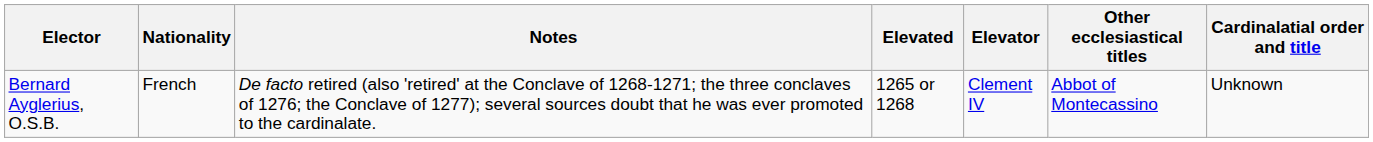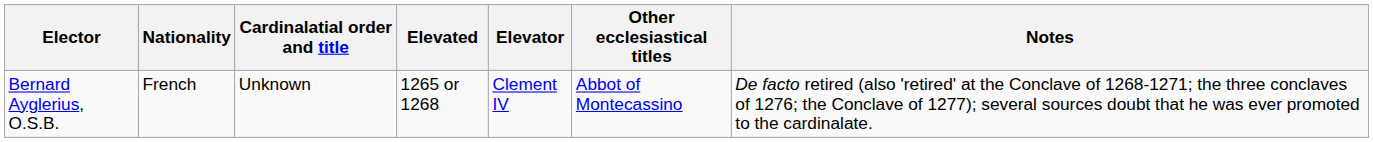columns swapped: (1288, 37) <-> (553, 37)
